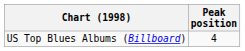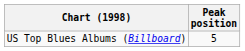(214, 39) 4 -> (214, 39) 5
